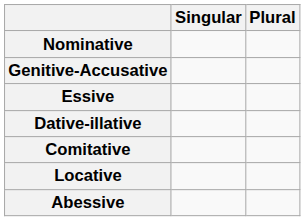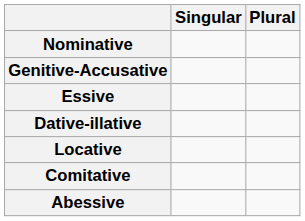rows swapped: (88, 176) <-> (88, 149)
